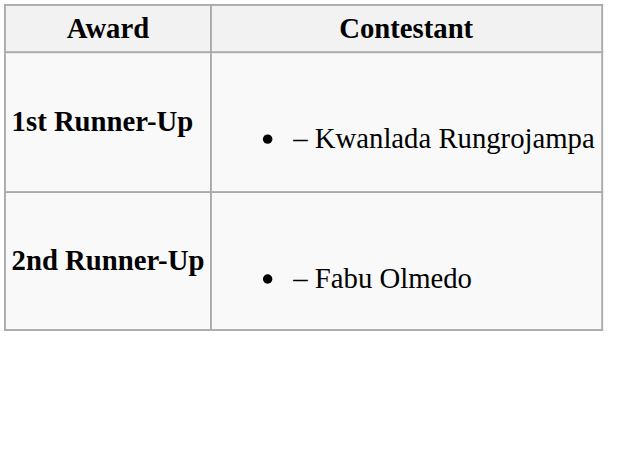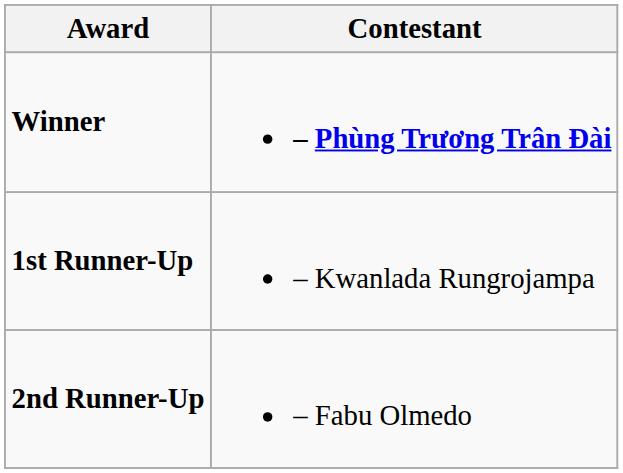+ row: (58, 121)
